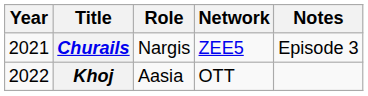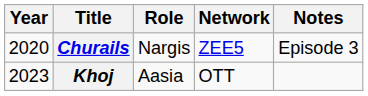(29, 47) 2021 -> (29, 47) 2020
(29, 76) 2022 -> (29, 76) 2023
